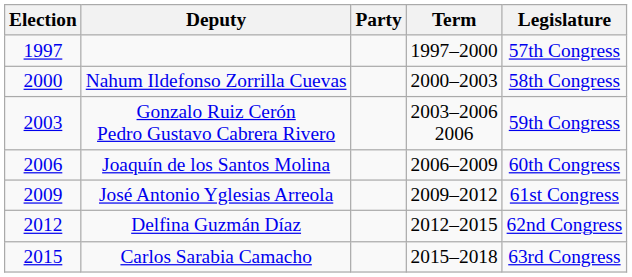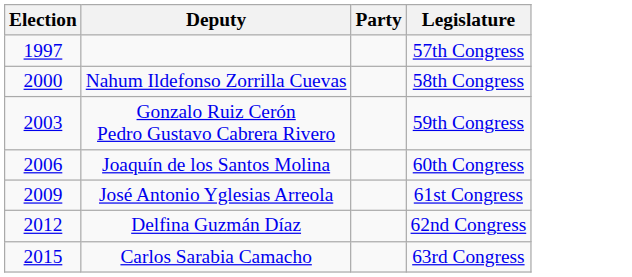- column: (454, 19)
